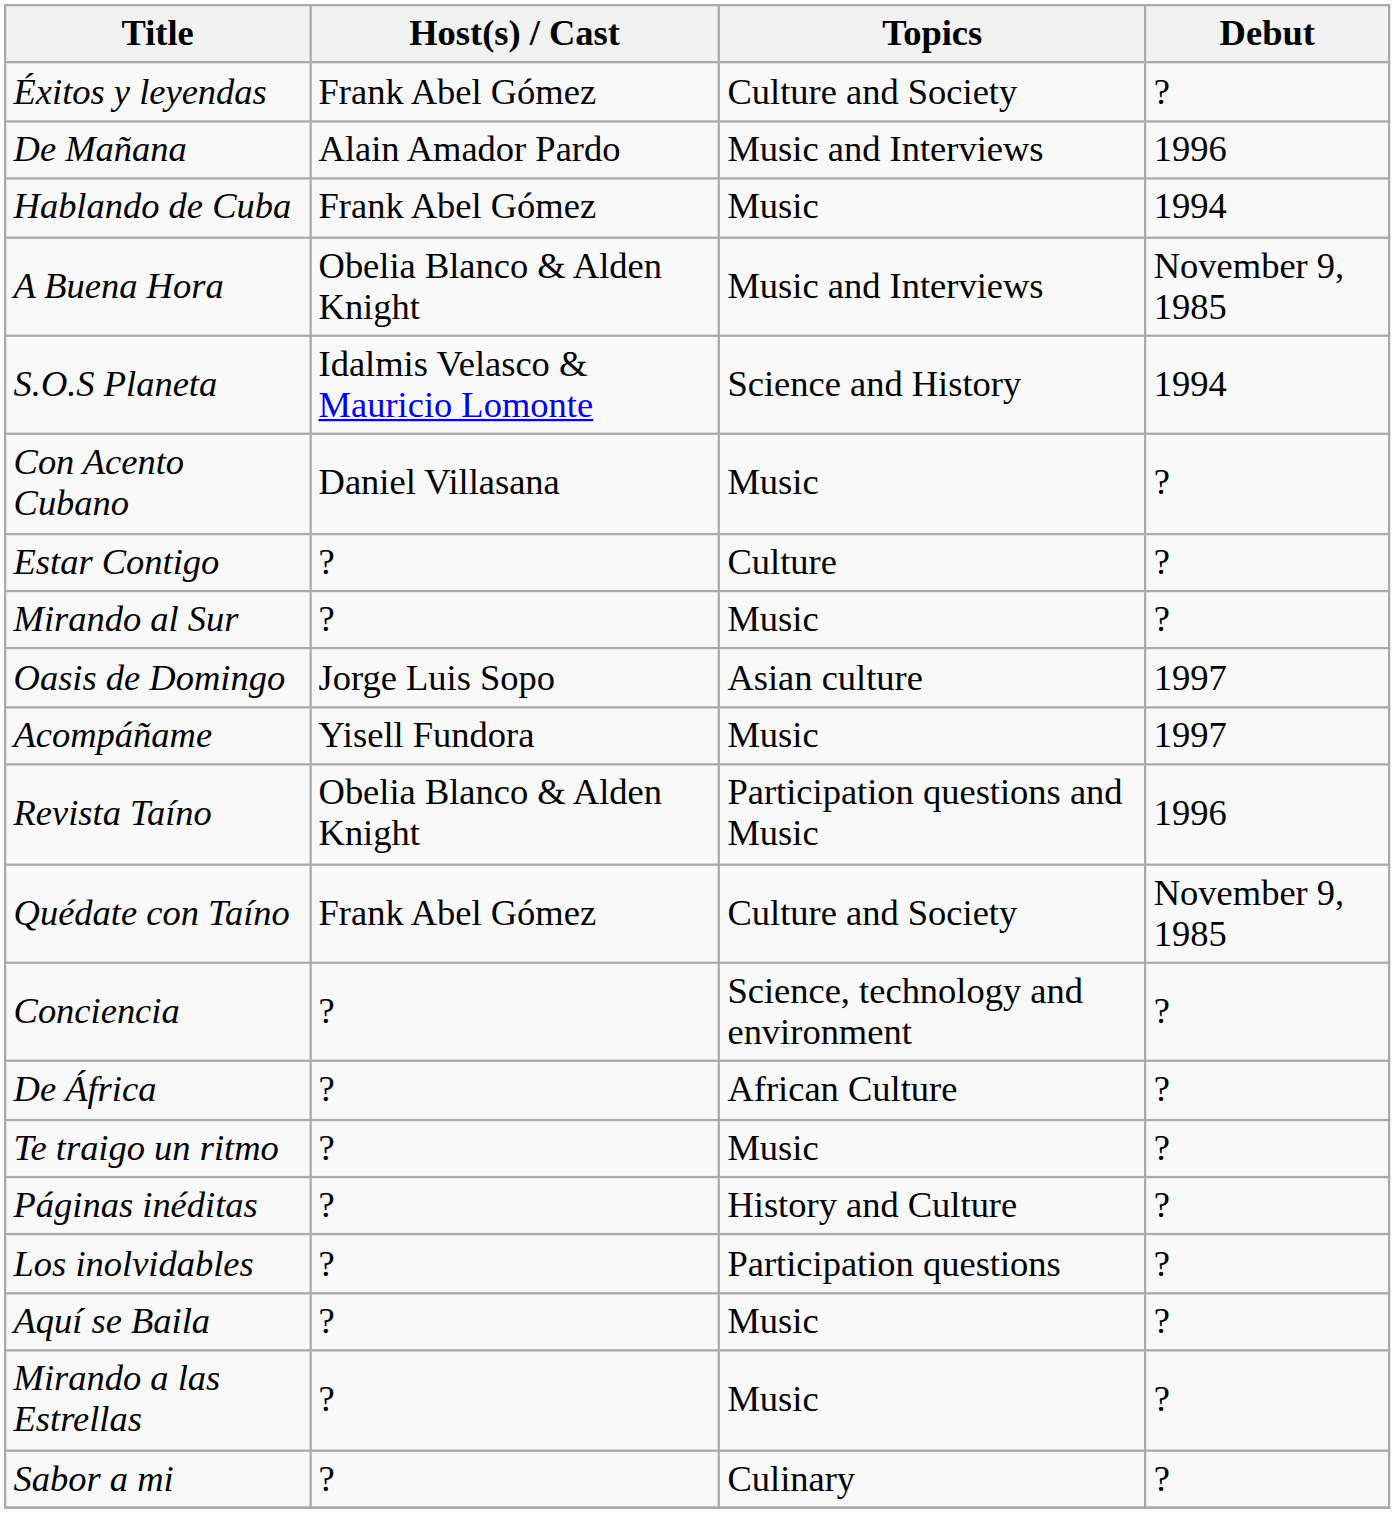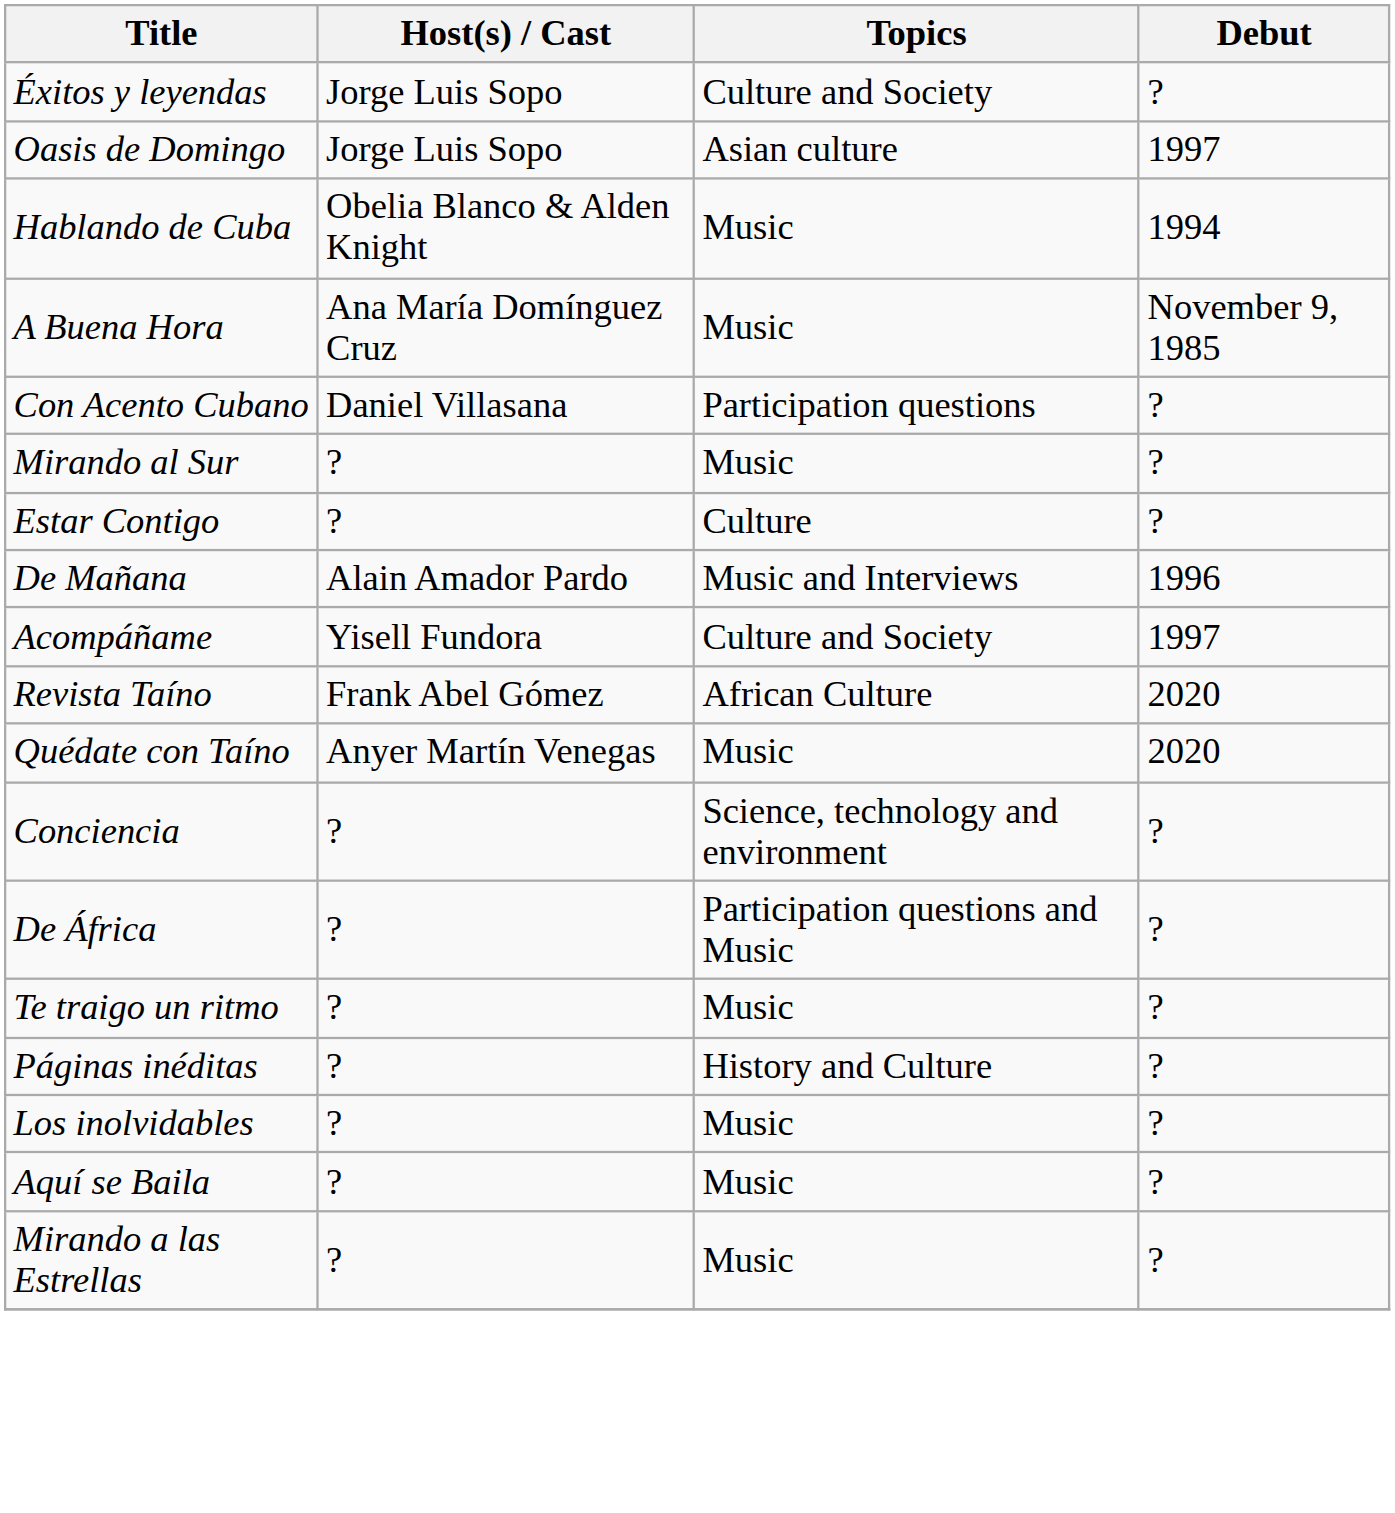(457, 91) Frank Abel Gómez -> (444, 91) Jorge Luis Sopo
rows swapped: (100, 149) <-> (149, 677)
(457, 206) Frank Abel Gómez -> (498, 227) Obelia Blanco & Alden Knight
(490, 285) Obelia Blanco & Alden Knight -> (494, 326) Ana María Domínguez Cruz
(885, 285) Music and Interviews -> (748, 326) Music
- row: (115, 384)
(773, 483) Music -> (869, 404) Participation questions
rows swapped: (116, 561) <-> (126, 619)
(773, 735) Music -> (847, 636) Culture and Society
(490, 813) Obelia Blanco & Alden Knight -> (465, 694) Frank Abel Gómez
(925, 813) Participation questions and Music -> (817, 694) African Culture
(1190, 813) 1996 -> (1184, 694) 2020
(457, 912) Frank Abel Gómez -> (491, 751) Anyer Martín Venegas
(872, 912) Culture and Society -> (748, 751) Music
(1249, 912) November 9, 1985 -> (1184, 751) 2020
(842, 1089) African Culture -> (900, 929) Participation questions and Music
(894, 1263) Participation questions -> (748, 1123) Music
- row: (94, 1477)
